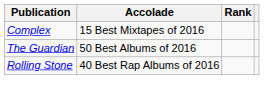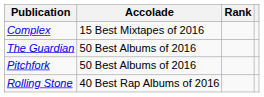+ row: (28, 65)
